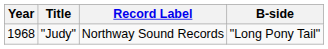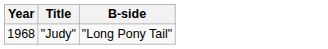- column: (153, 14)
